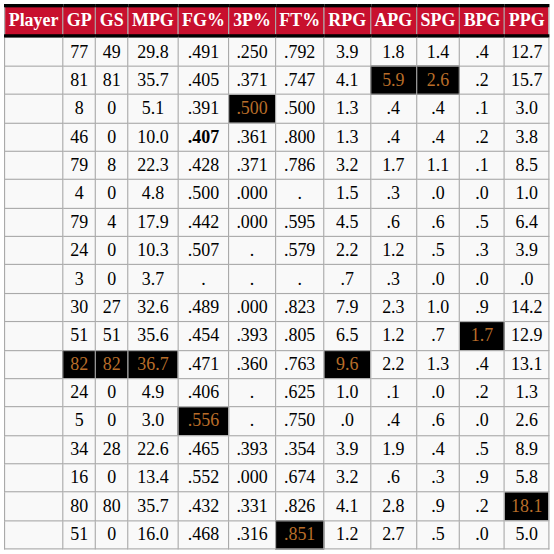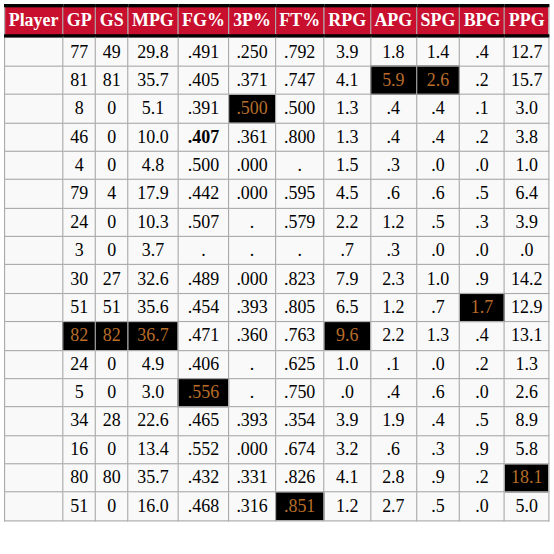- row: (79, 165)
